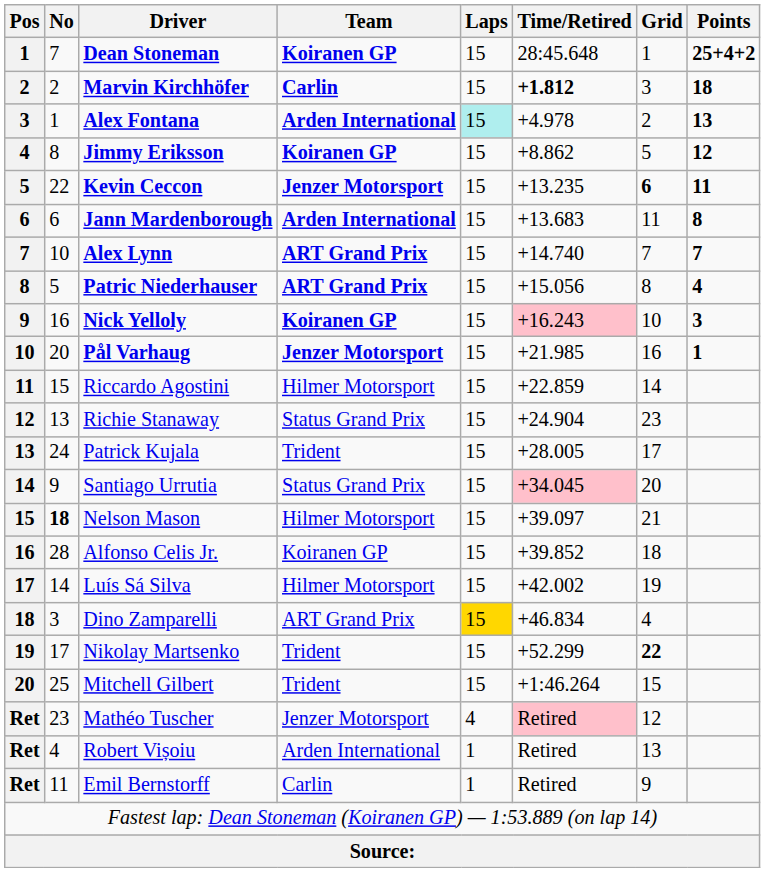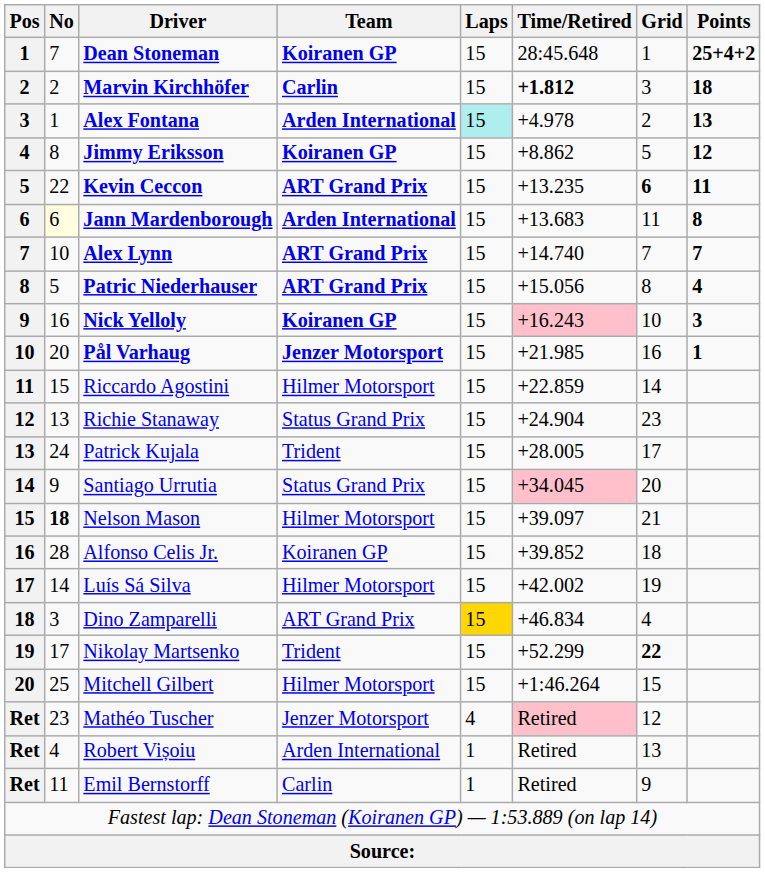(363, 186) Jenzer Motorsport -> (355, 186) ART Grand Prix
(54, 219) no background -> (54, 219) lightyellow background
(311, 684) Trident -> (358, 684) Hilmer Motorsport
